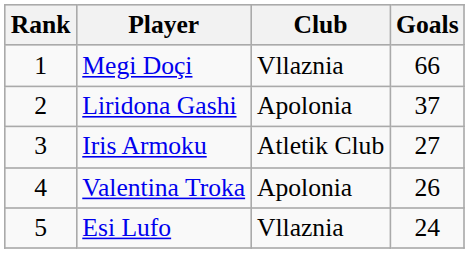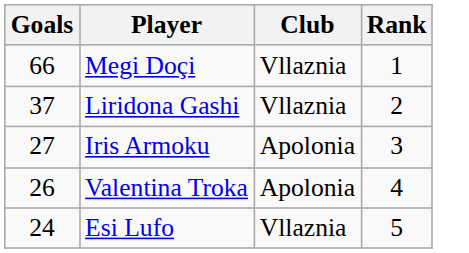columns swapped: (41, 24) <-> (427, 24)
(305, 106) Apolonia -> (303, 106) Vllaznia
(321, 146) Atletik Club -> (307, 146) Apolonia
